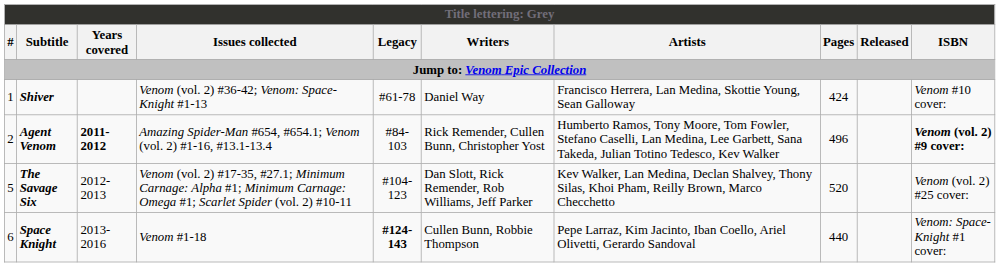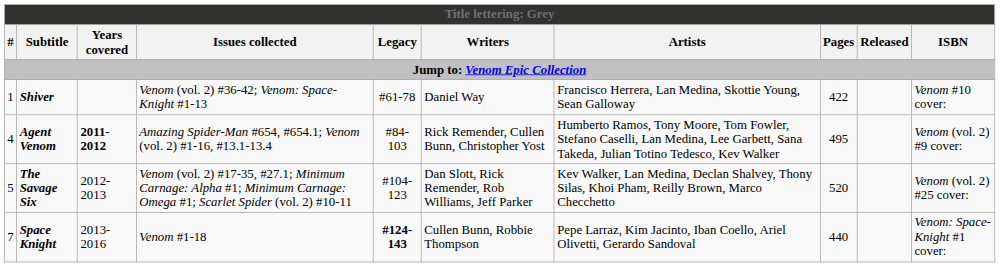(839, 97) 424 -> (839, 97) 422
(11, 139) 2 -> (11, 139) 4
(839, 139) 496 -> (839, 139) 495
(953, 139) bold -> (952, 139) normal
(11, 237) 6 -> (11, 237) 7
